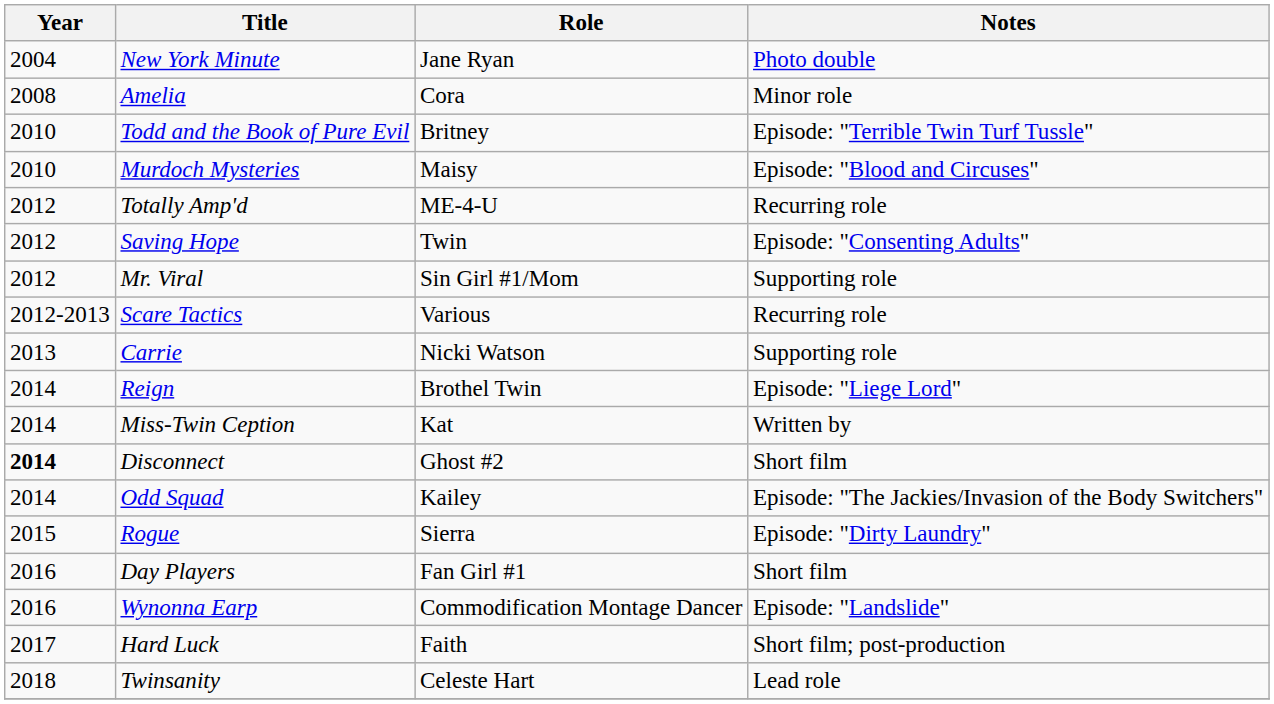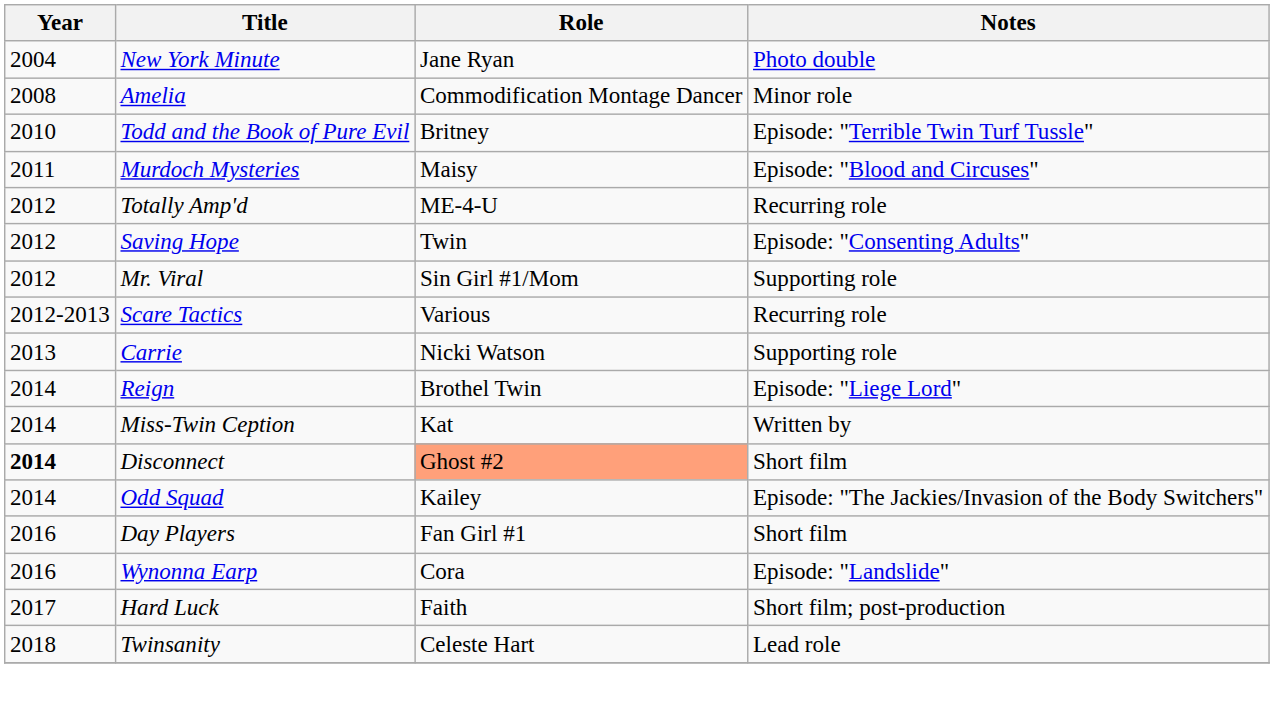(442, 95) Cora -> (581, 95) Commodification Montage Dancer
(33, 168) 2010 -> (33, 168) 2011
(462, 461) no background -> (462, 461) lightsalmon background
- row: (150, 534)
(581, 607) Commodification Montage Dancer -> (442, 570) Cora
